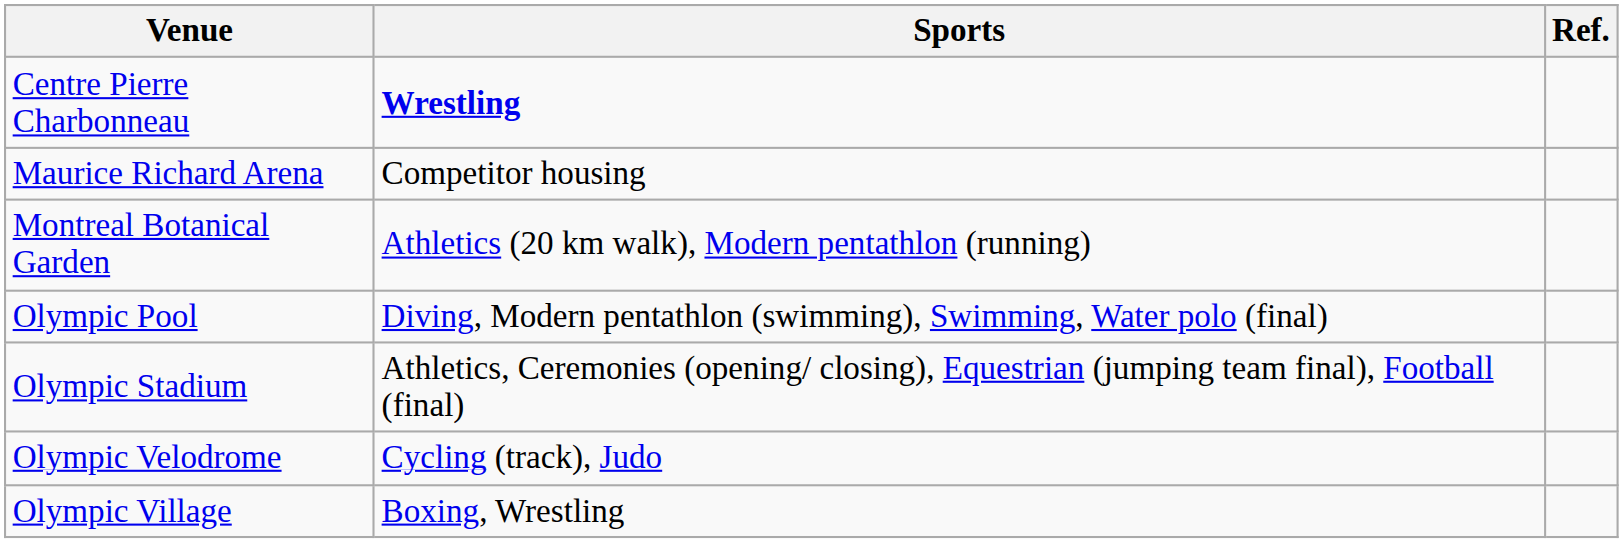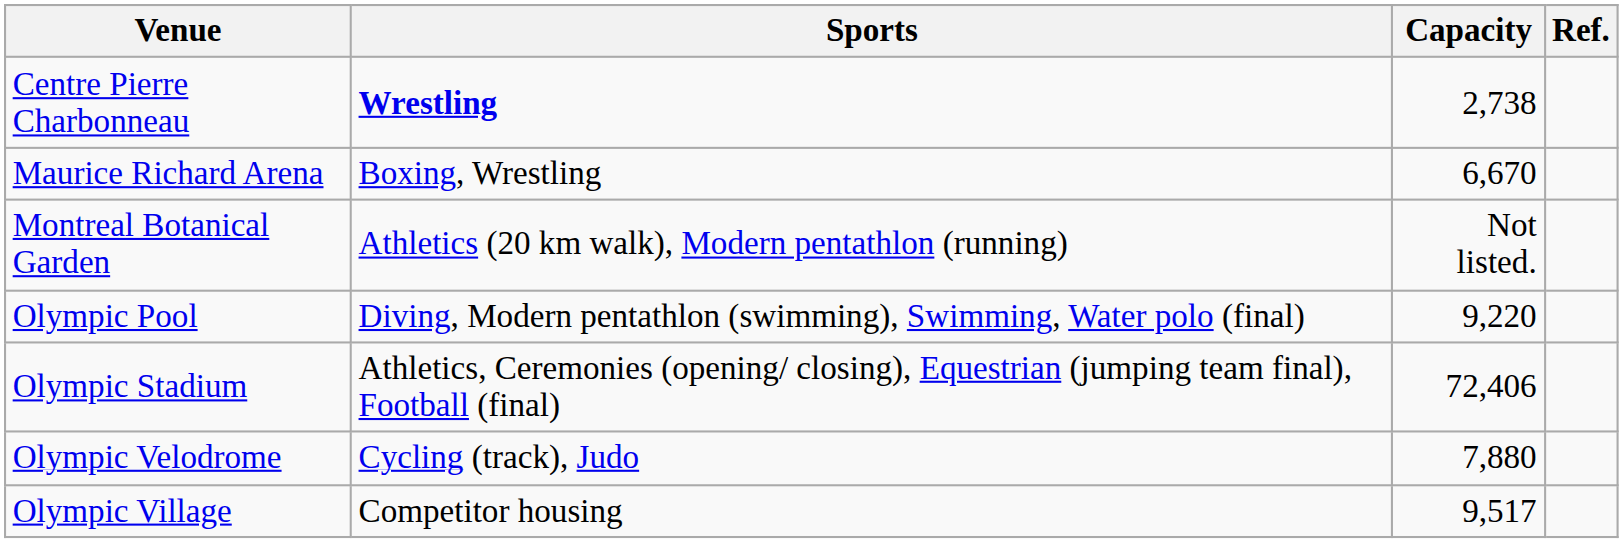+ column: (1469, 30)
(514, 173) Competitor housing -> (480, 173) Boxing, Wrestling
(503, 510) Boxing, Wrestling -> (491, 510) Competitor housing
